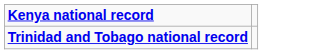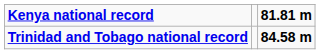+ column: (286, 15)
